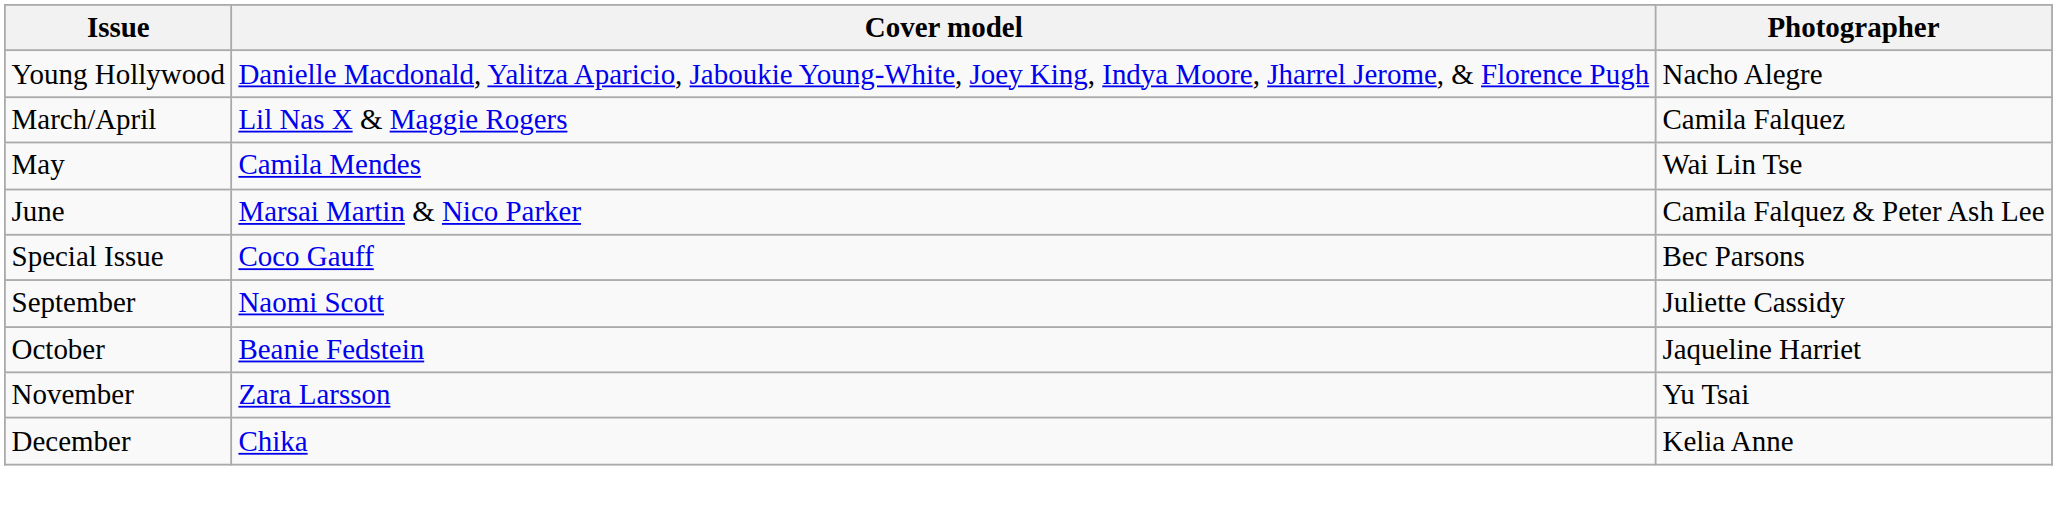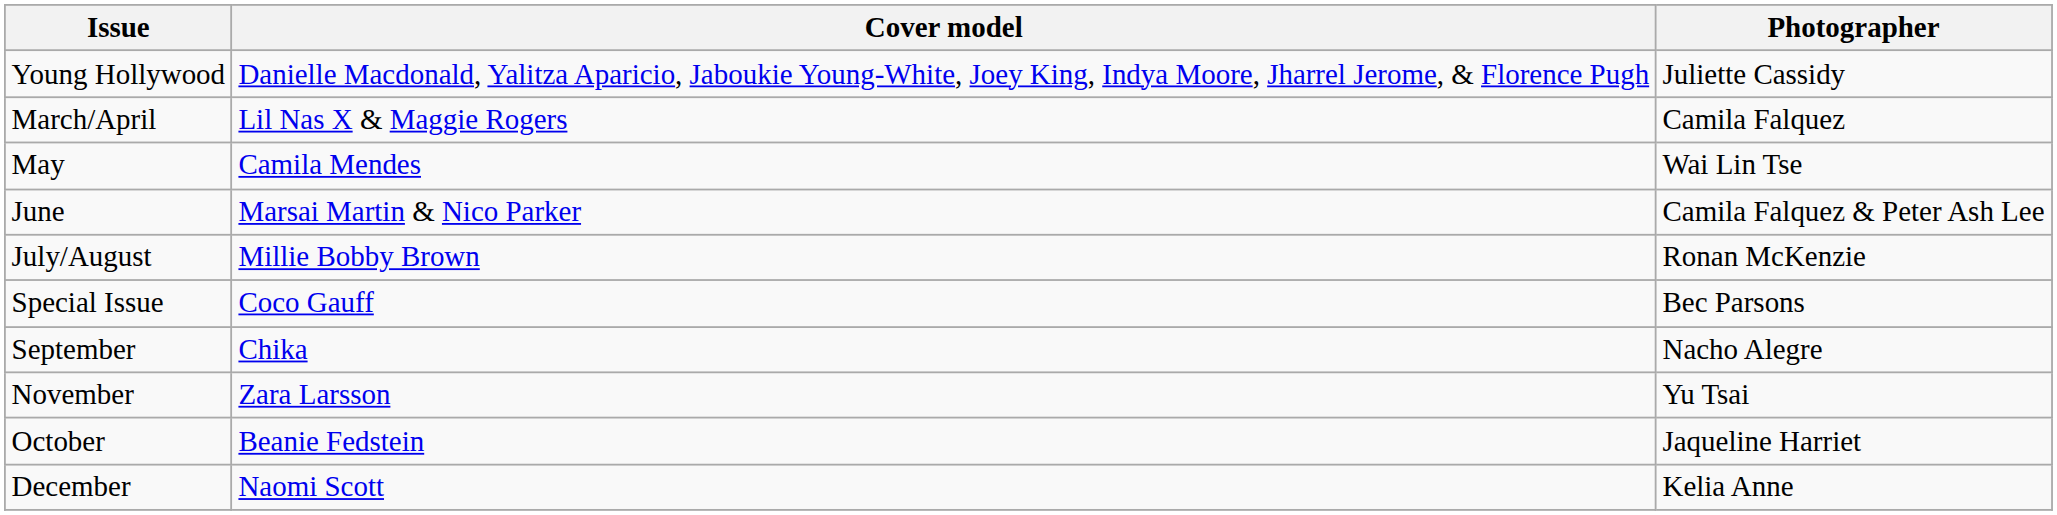(1743, 73) Nacho Alegre -> (1754, 73) Juliette Cassidy
+ row: (82, 257)
(311, 303) Naomi Scott -> (273, 348) Chika
(1754, 303) Juliette Cassidy -> (1743, 348) Nacho Alegre
rows swapped: (58, 348) <-> (73, 394)
(273, 440) Chika -> (311, 486) Naomi Scott
